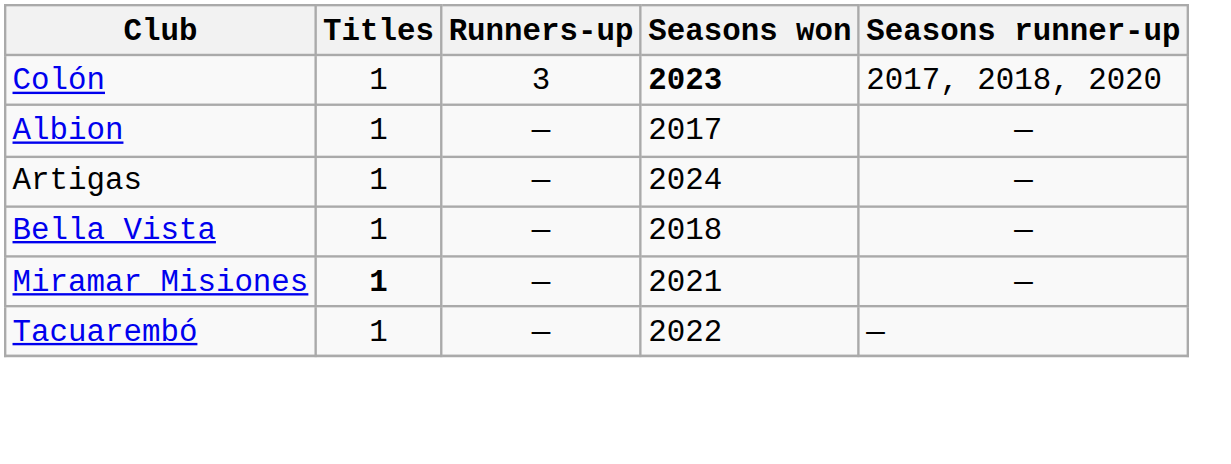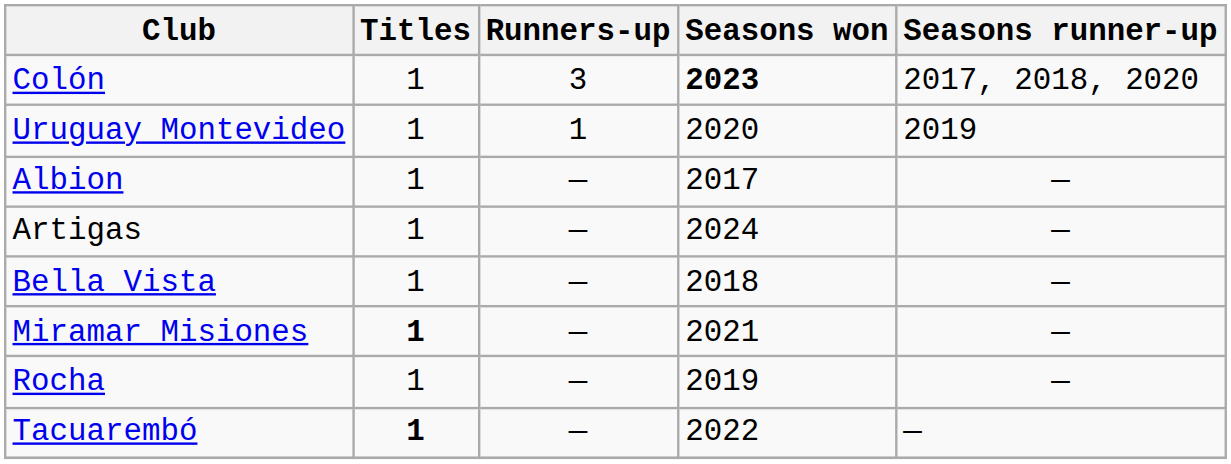+ row: (179, 131)
+ row: (59, 382)
(378, 332) normal -> (415, 432) bold
